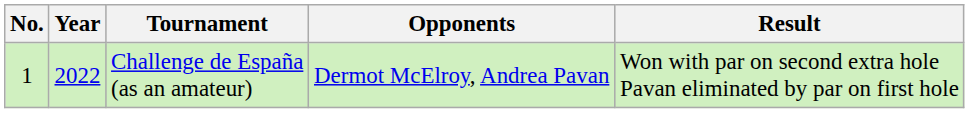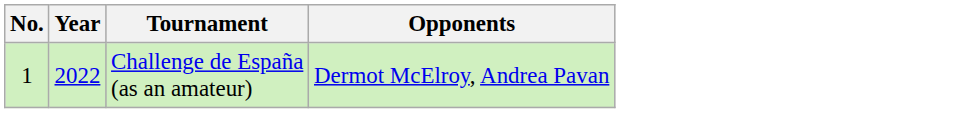- column: (789, 23)
